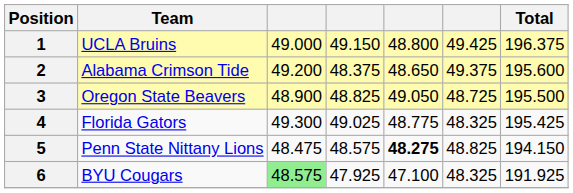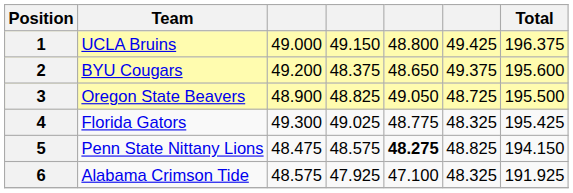(165, 70) Alabama Crimson Tide -> (132, 70) BYU Cougars
(132, 175) BYU Cougars -> (165, 175) Alabama Crimson Tide
(297, 175) lightgreen background -> (297, 175) no background
